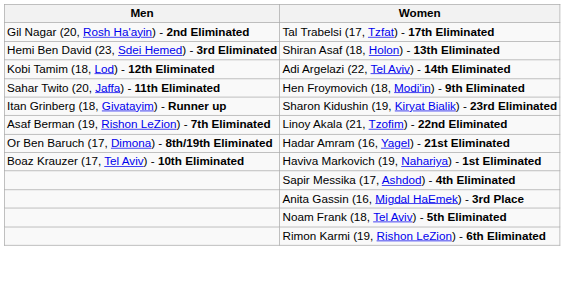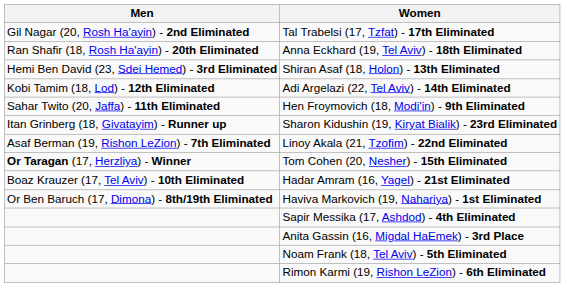+ row: (402, 50)
+ row: (395, 161)
(140, 143) Or Ben Baruch (17, Dimona) - 8th/19th Eliminated -> (126, 180) Boaz Krauzer (17, Tel Aviv) - 10th Eliminated
(126, 161) Boaz Krauzer (17, Tel Aviv) - 10th Eliminated -> (140, 198) Or Ben Baruch (17, Dimona) - 8th/19th Eliminated
